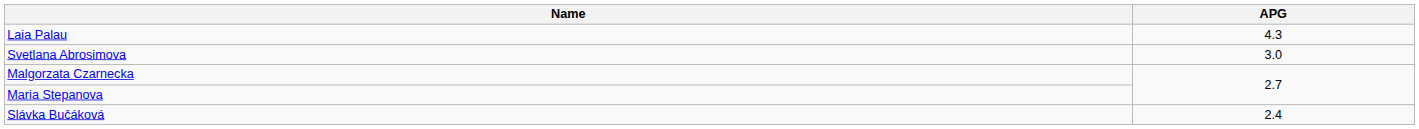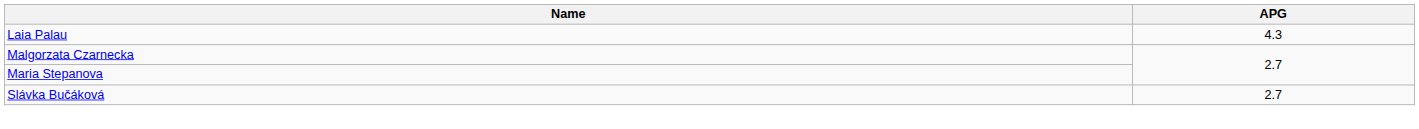- row: (67, 54)
(1273, 114) 2.4 -> (1273, 94) 2.7
